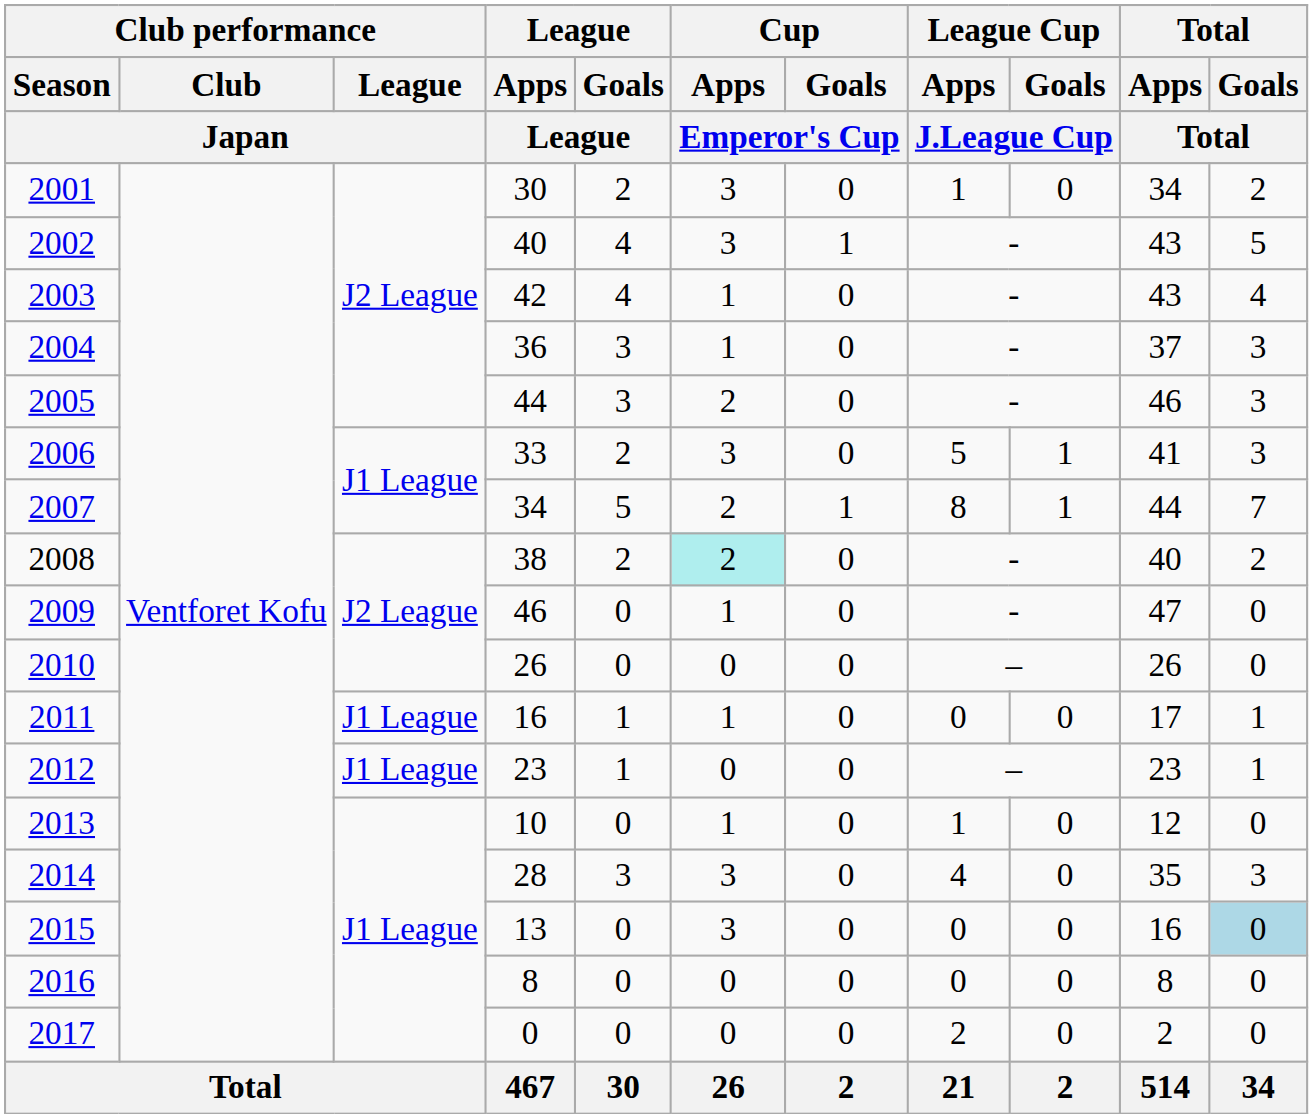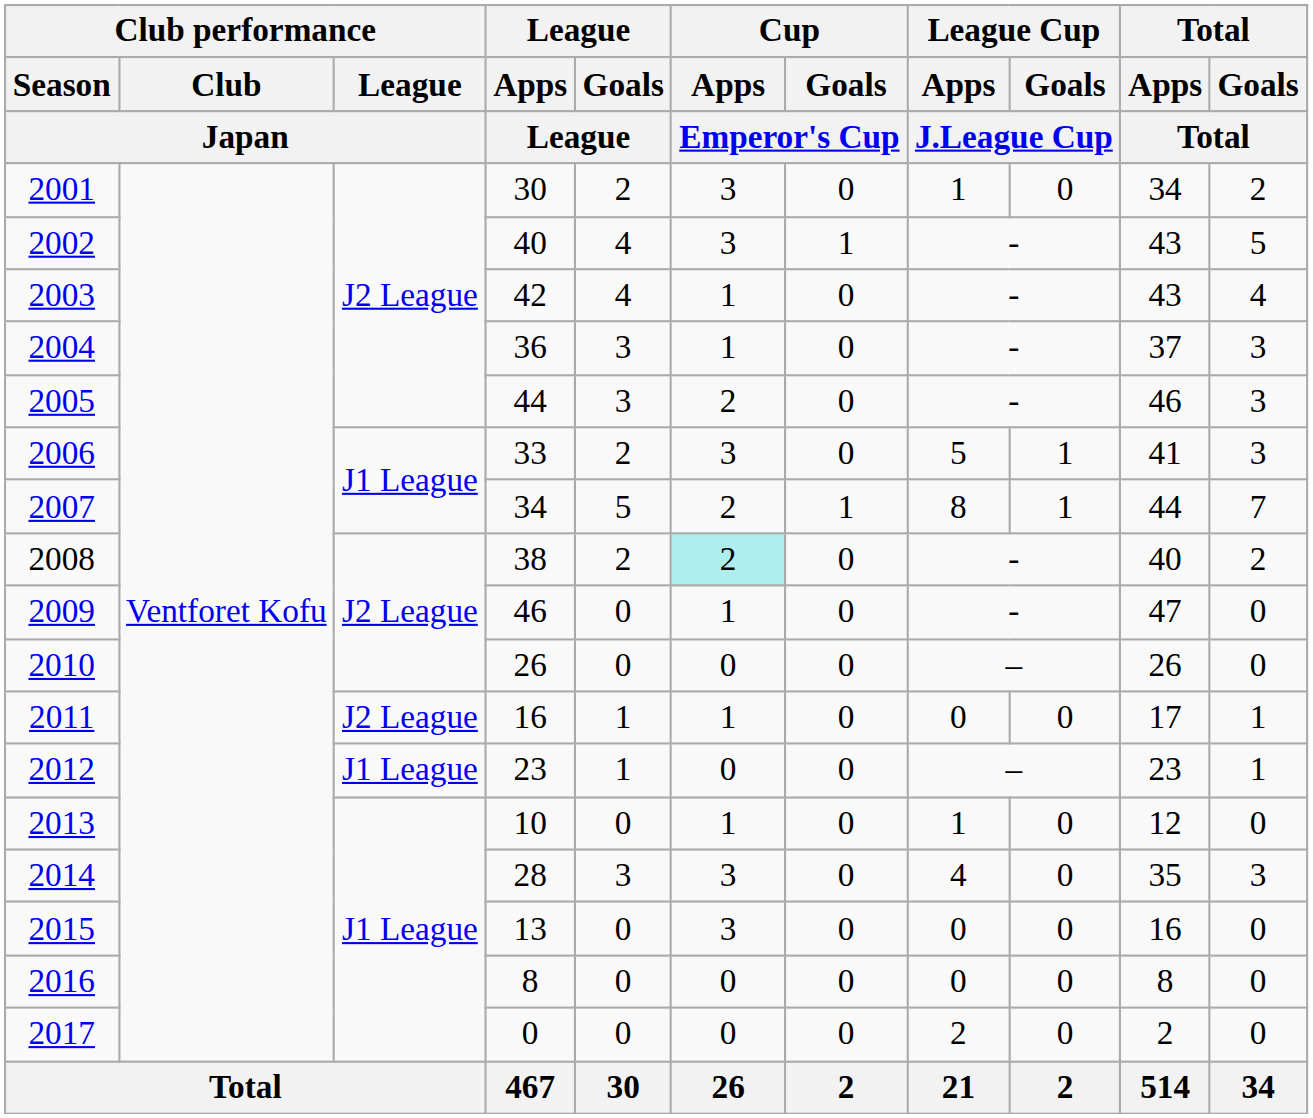(410, 717) J1 League -> (410, 717) J2 League
(1258, 928) lightblue background -> (1258, 928) no background
